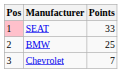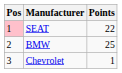(110, 28) 33 -> (110, 28) 22
(112, 60) 7 -> (112, 60) 1
